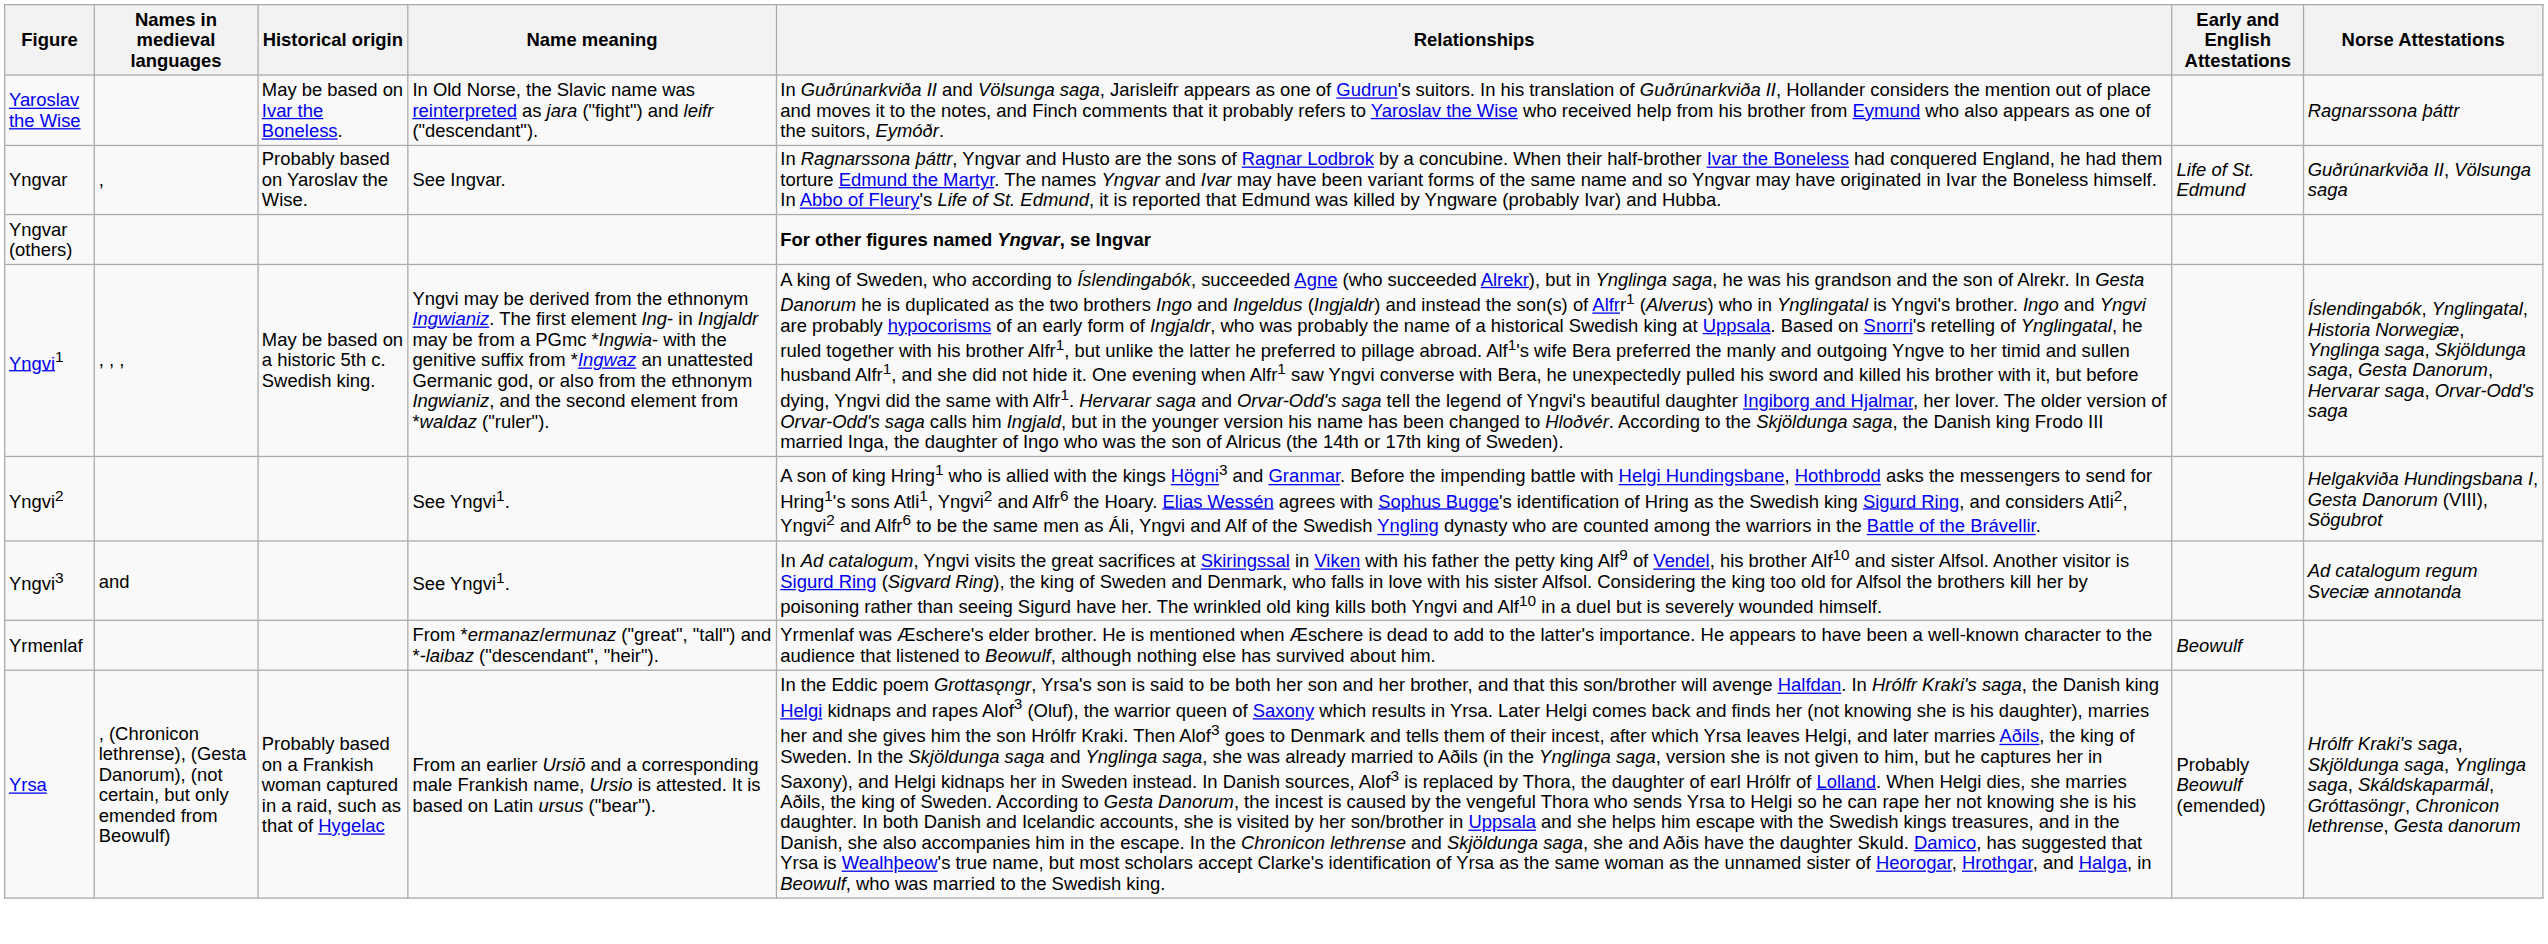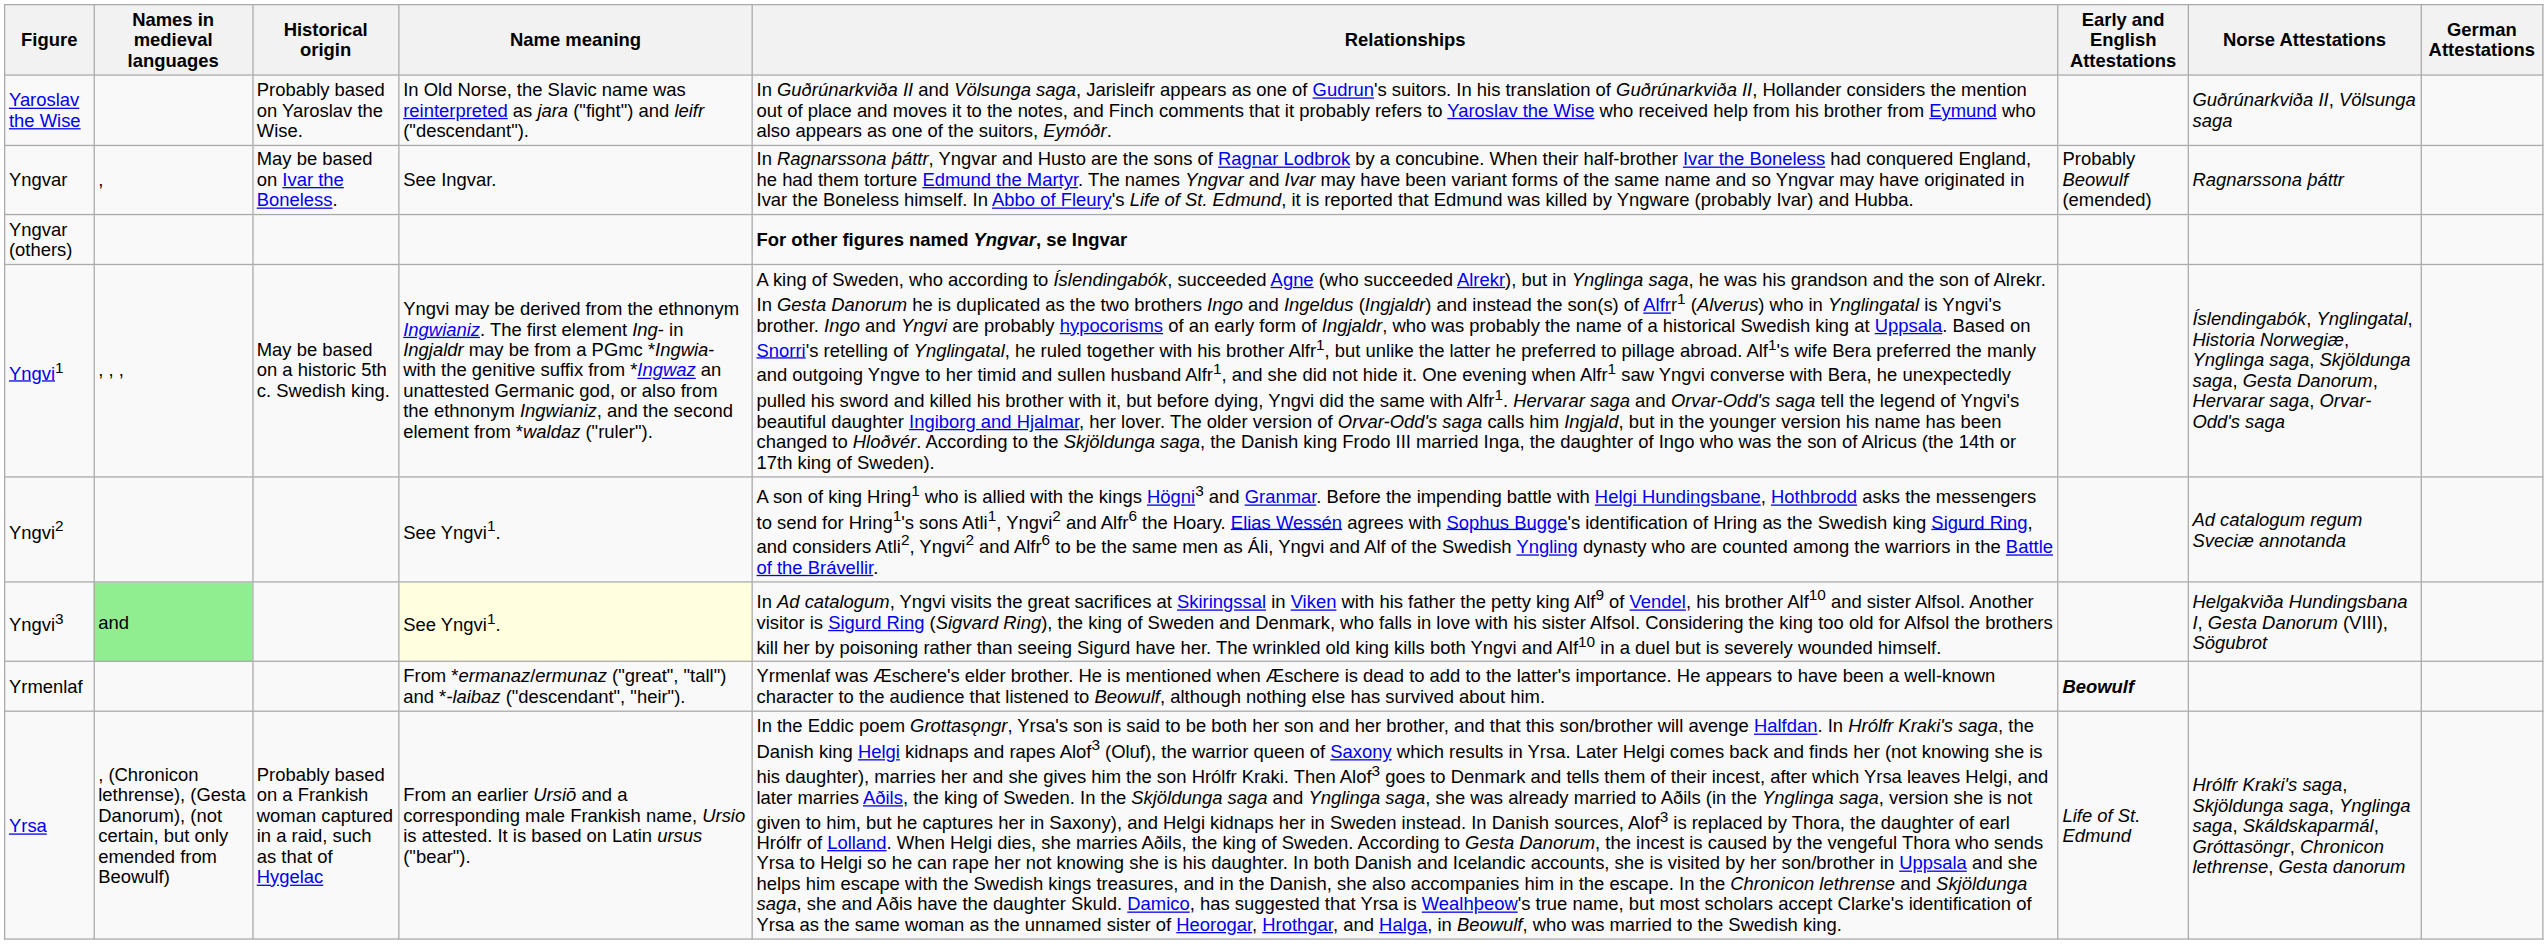+ column: (2482, 40)
(332, 110) May be based on Ivar the Boneless. -> (321, 110) Probably based on Yaroslav the Wise.
(2384, 110) Ragnarssona þáttr -> (2304, 110) Guðrúnarkviða II, Völsunga saga
(326, 180) Probably based on Yaroslav the Wise. -> (315, 180) May be based on Ivar the Boneless.
(2215, 180) Life of St. Edmund -> (2107, 180) Probably Beowulf (emended)
(2419, 180) Guðrúnarkviða II, Völsunga saga -> (2268, 180) Ragnarssona þáttr
(2423, 499) Helgakviða Hundingsbana I, Gesta Danorum (VIII), Sögubrot -> (2277, 530) Ad catalogum regum Sveciæ annotanda
(114, 581) no background -> (114, 622) lightgreen background
(461, 581) no background -> (452, 622) lightyellow background
(2393, 581) Ad catalogum regum Sveciæ annotanda -> (2300, 622) Helgakviða Hundingsbana I, Gesta Danorum (VIII), Sögubrot
(2209, 646) normal -> (2098, 687) bold
(2221, 785) Probably Beowulf (emended) -> (2101, 826) Life of St. Edmund
